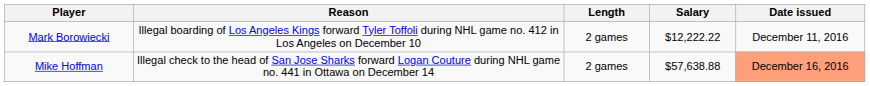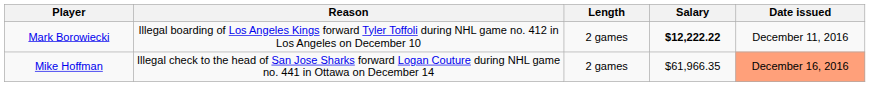(693, 36) normal -> (693, 36) bold
(693, 66) $57,638.88 -> (693, 66) $61,966.35
